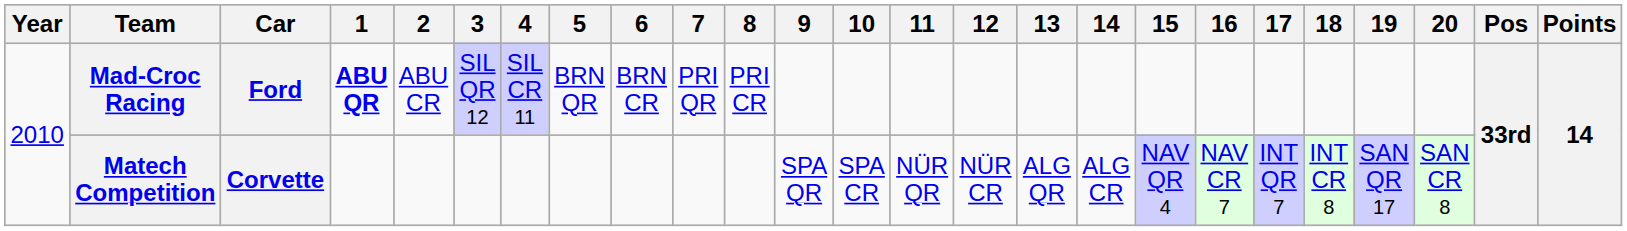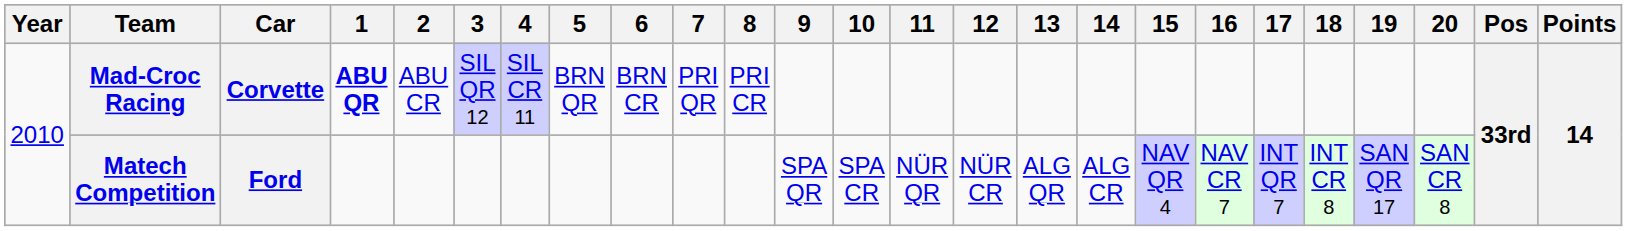(275, 89) Ford -> (275, 89) Corvette
(275, 180) Corvette -> (275, 180) Ford
